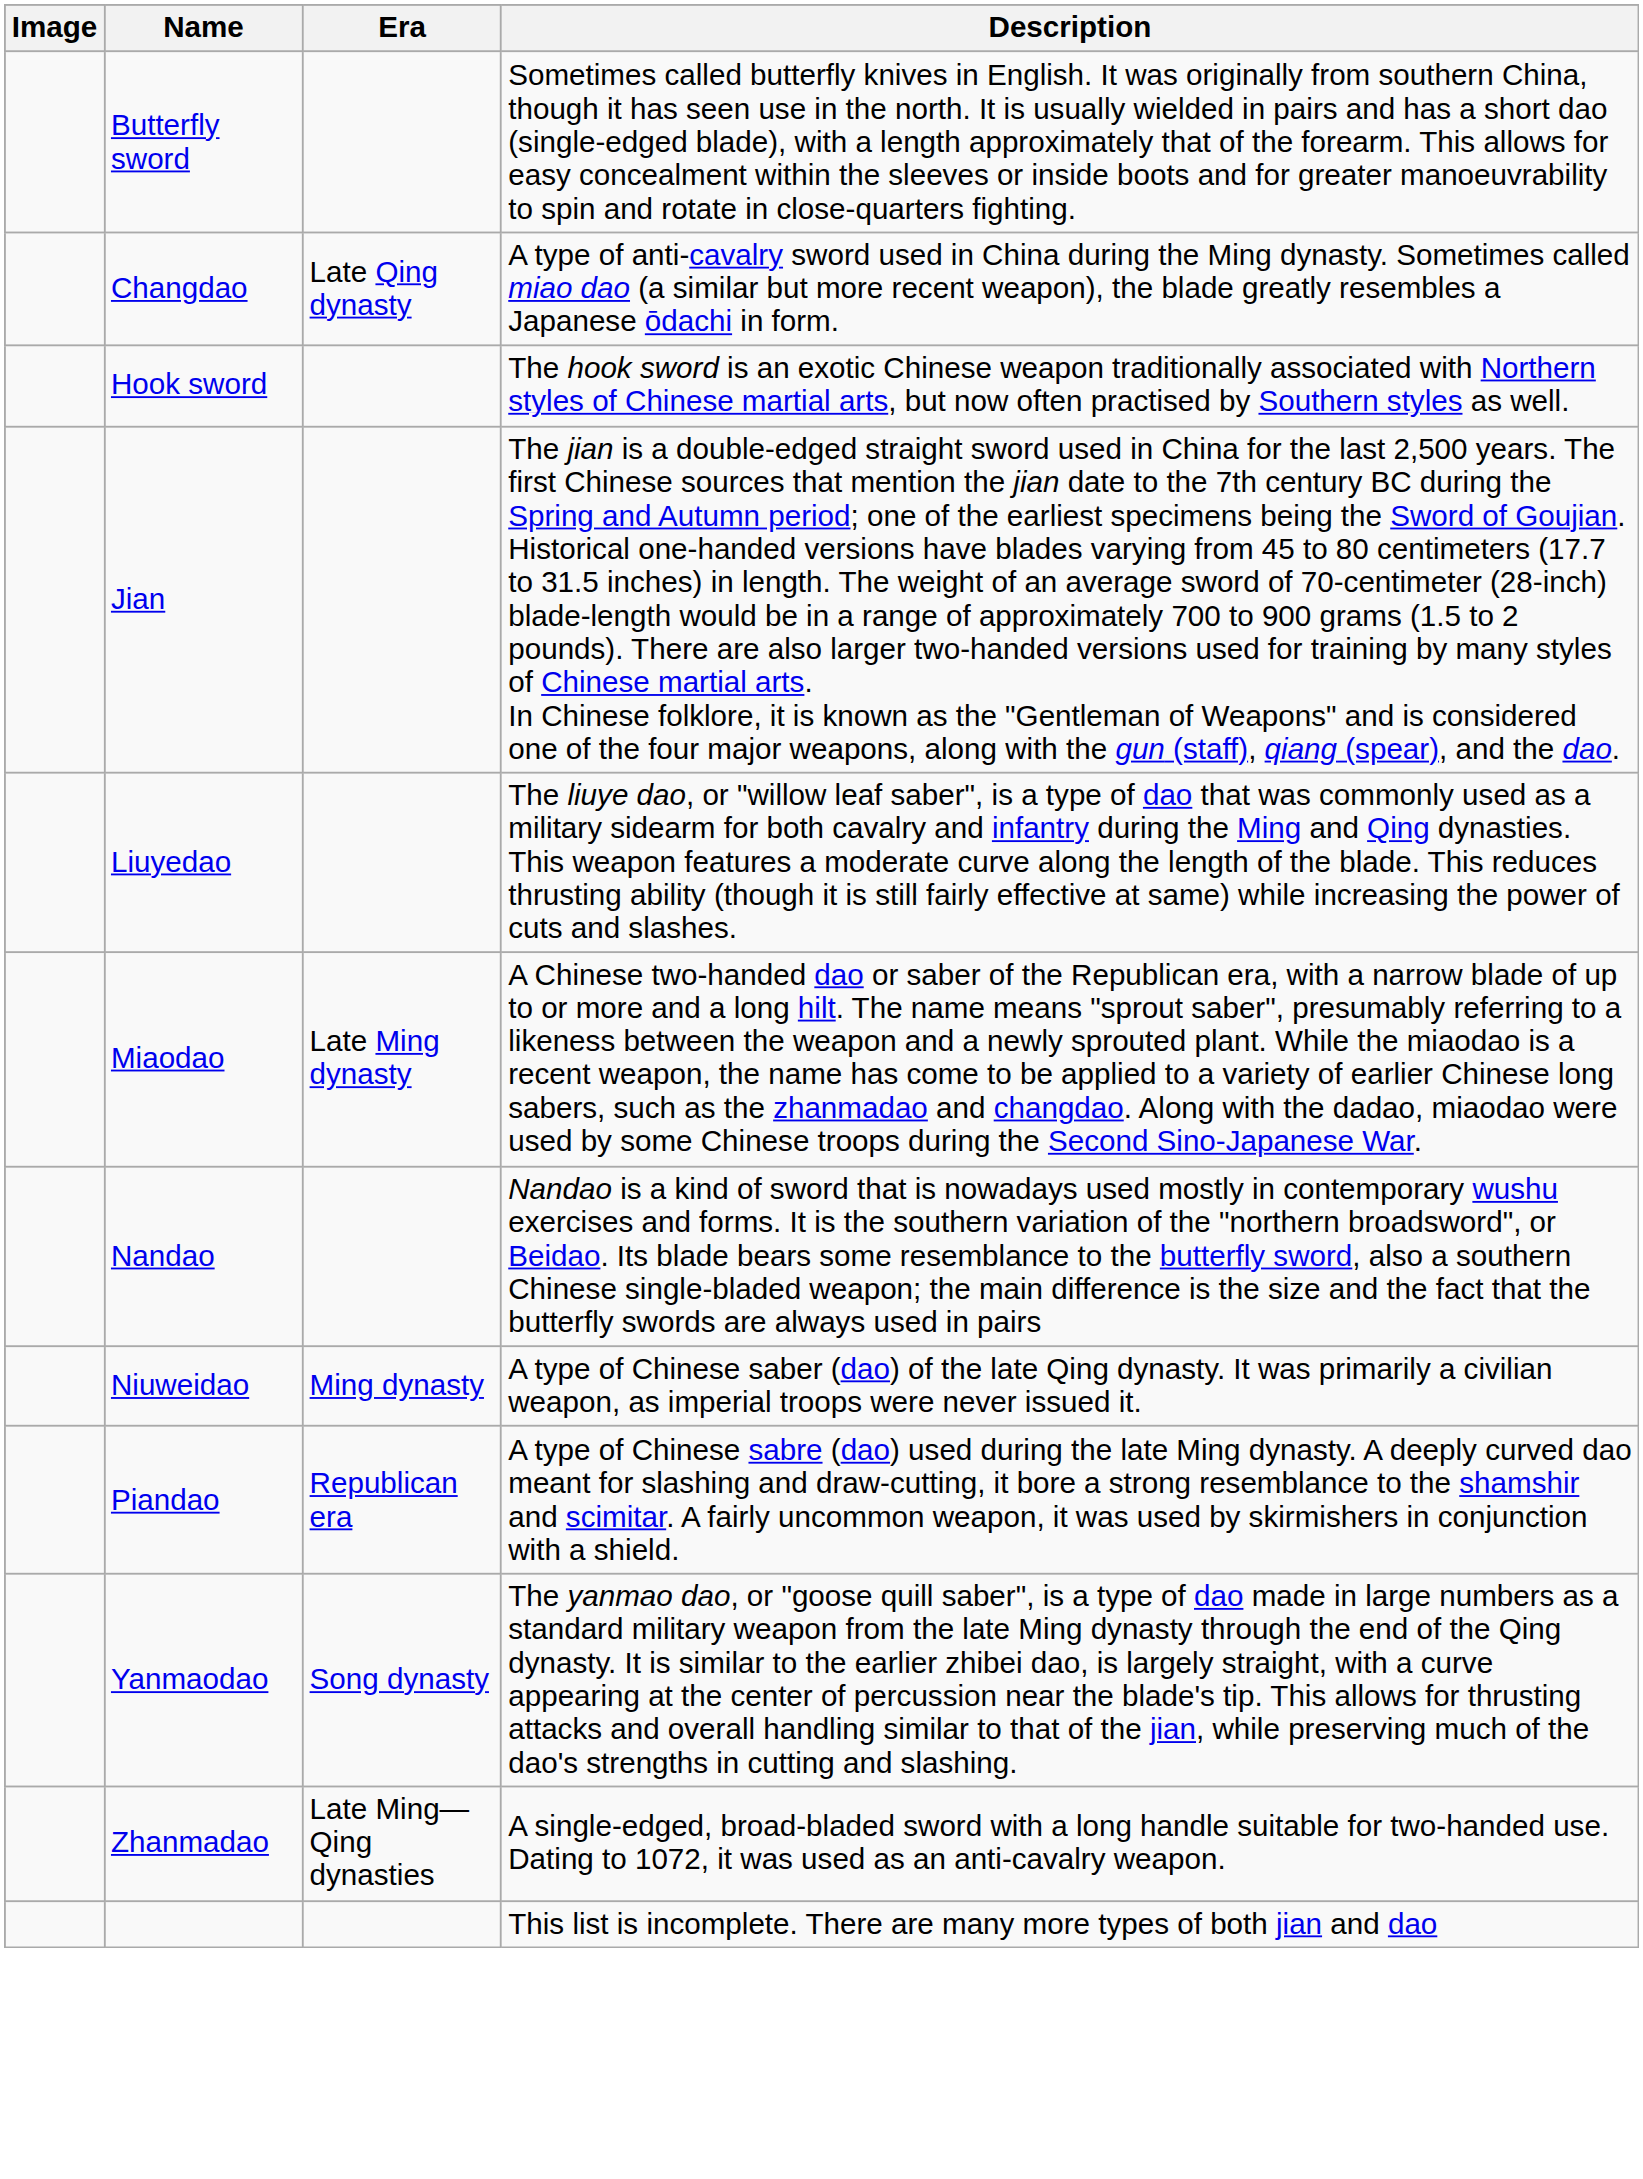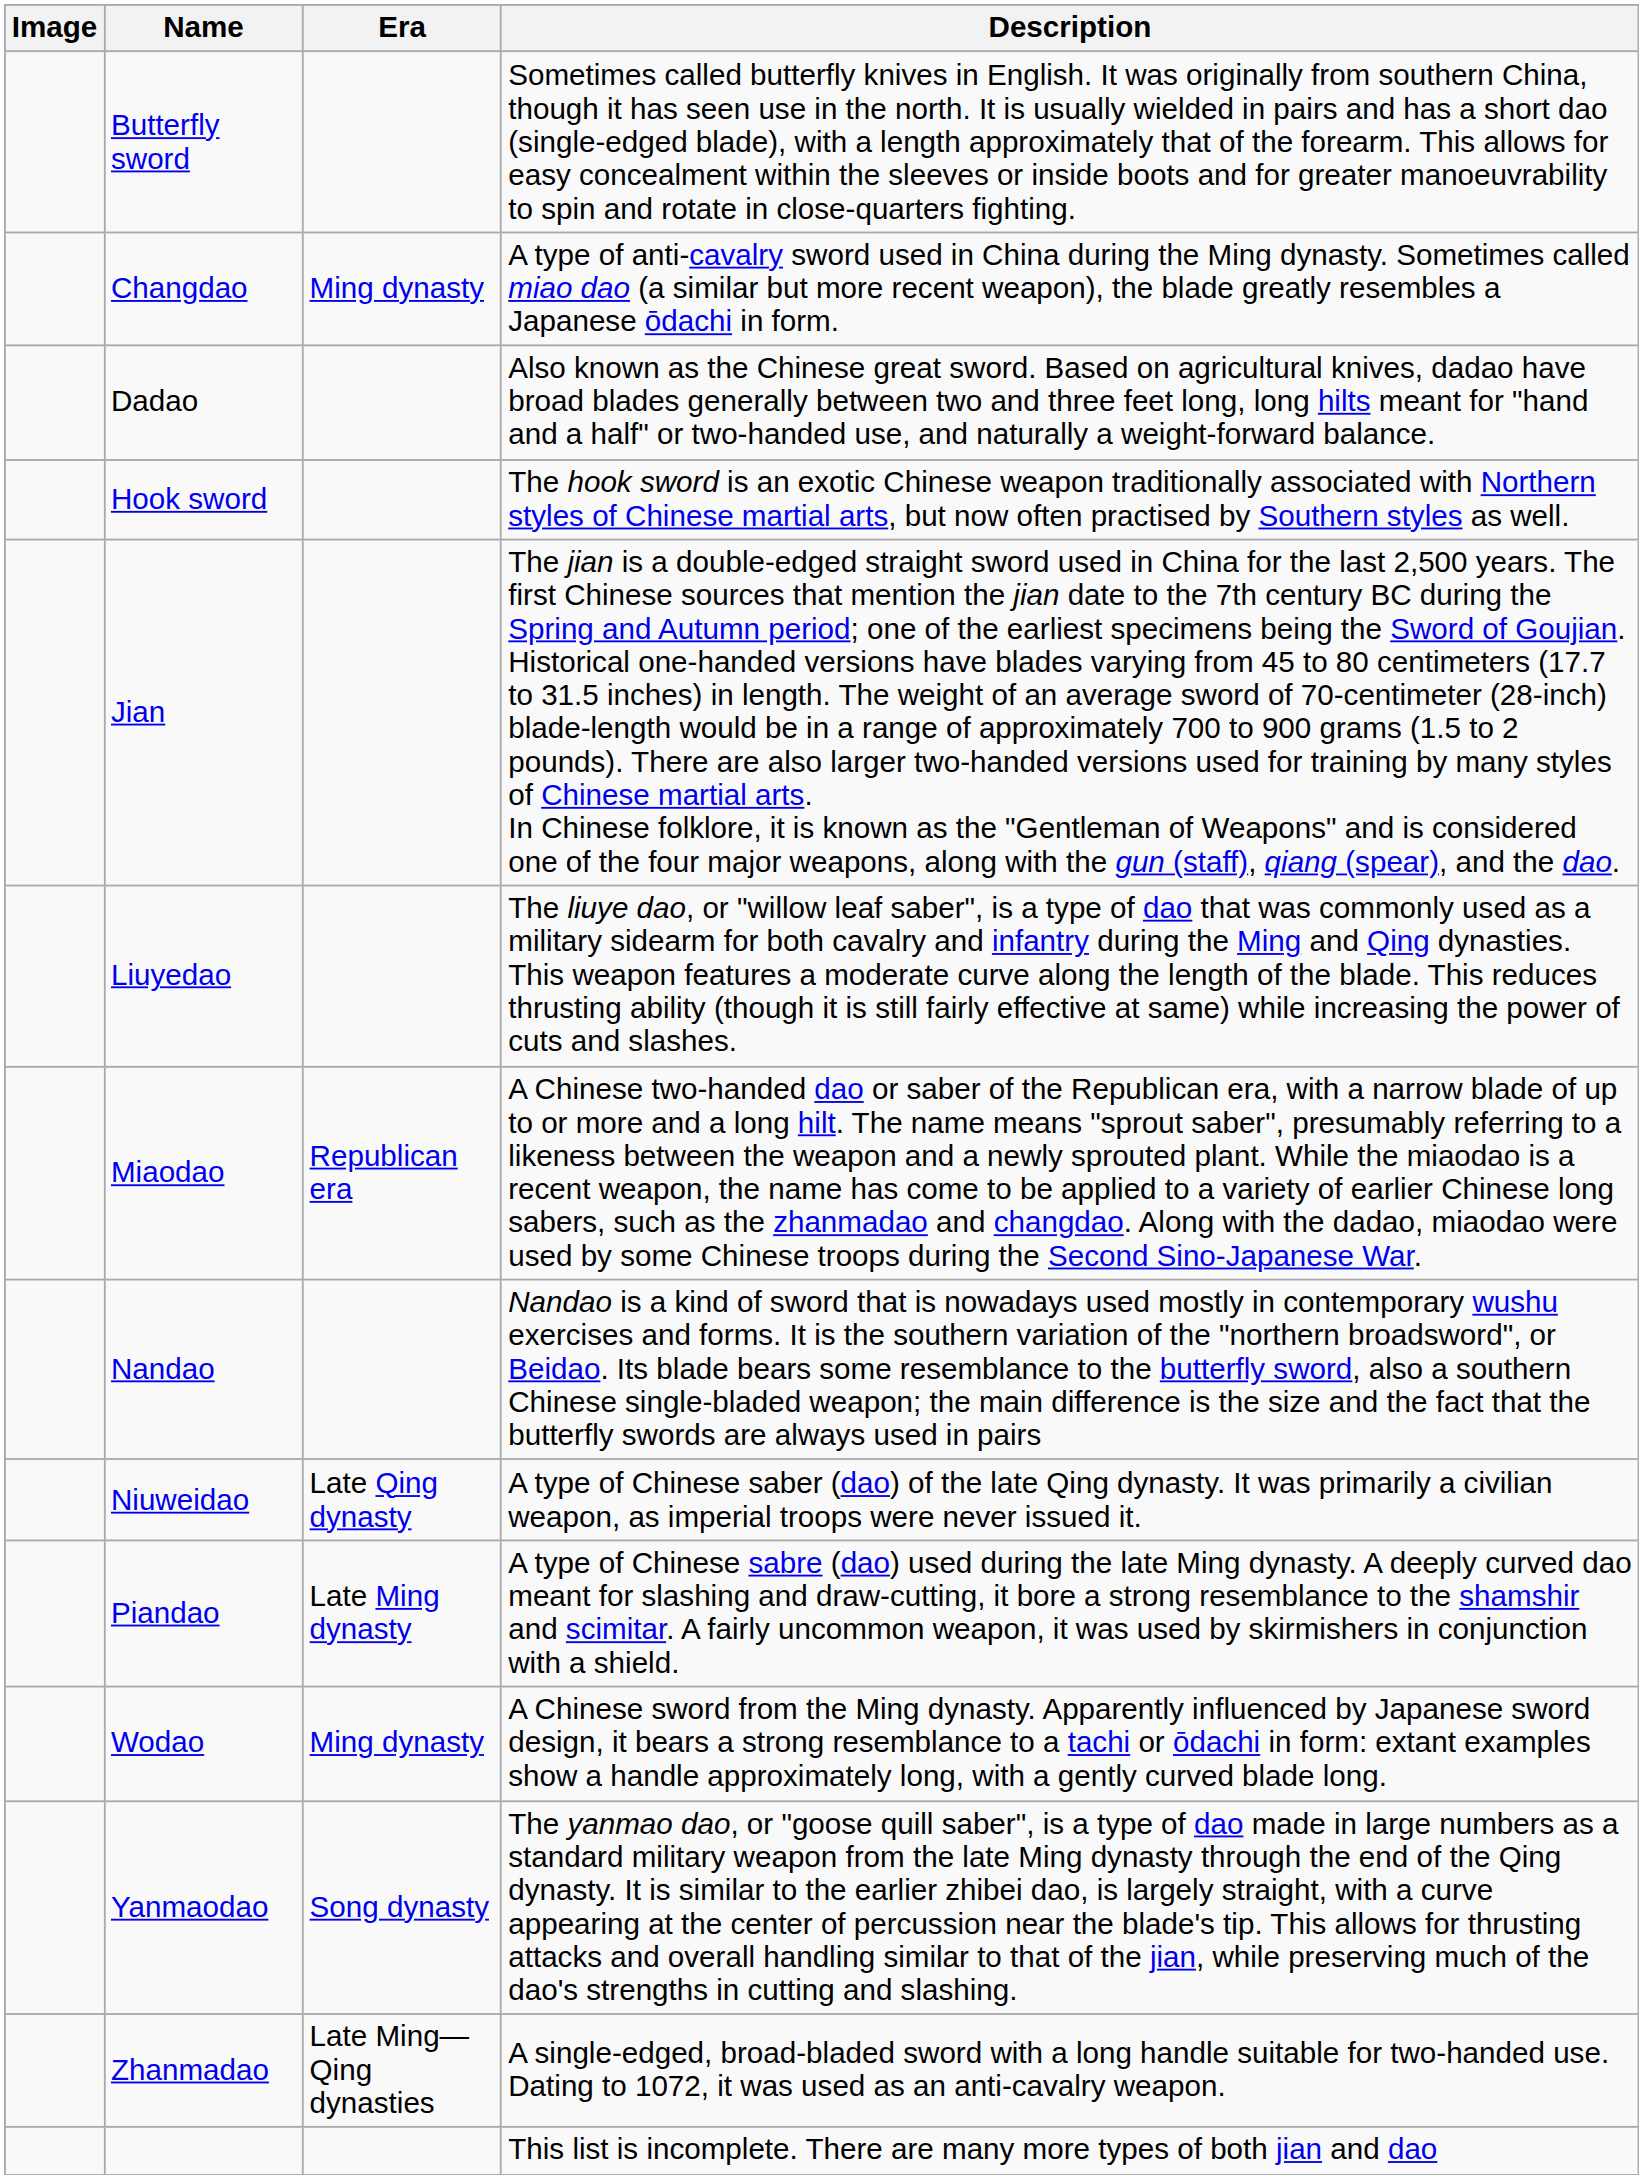(374, 288) Late Qing dynasty -> (397, 288) Ming dynasty
+ row: (155, 401)
(375, 1058) Late Ming dynasty -> (384, 1172) Republican era
(397, 1385) Ming dynasty -> (374, 1499) Late Qing dynasty
(384, 1499) Republican era -> (375, 1612) Late Ming dynasty
+ row: (158, 1743)
